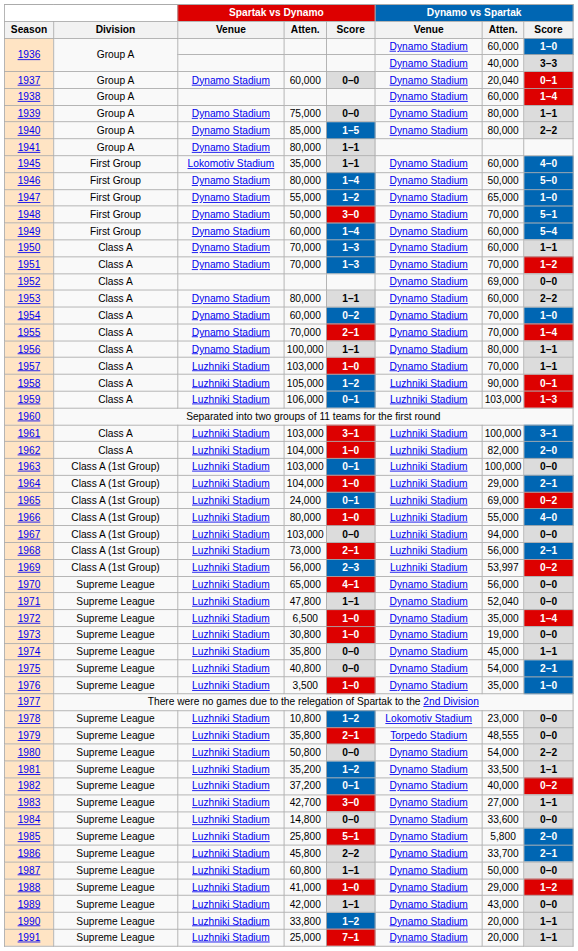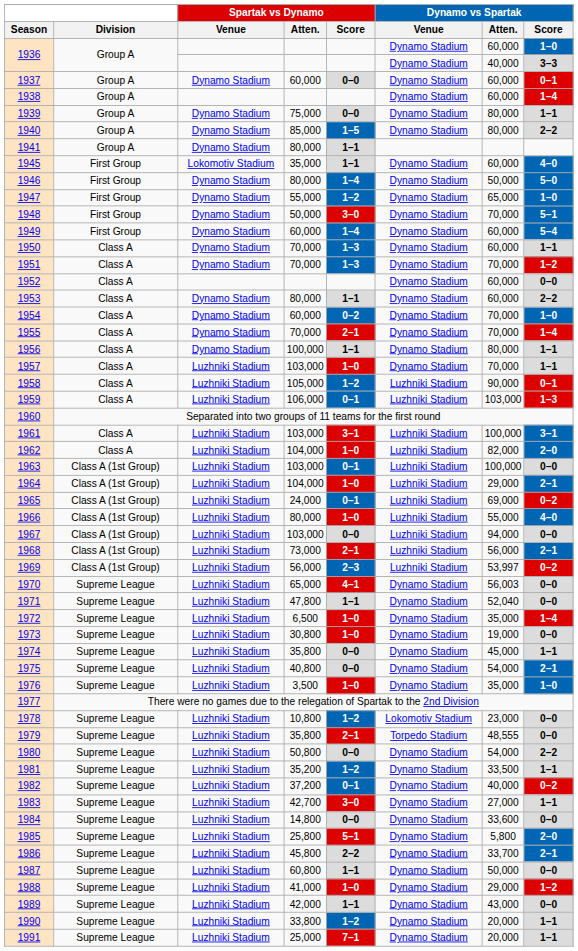(503, 80) 20,040 -> (503, 80) 60,000
(503, 282) 69,000 -> (503, 282) 60,000
(503, 585) 56,000 -> (503, 585) 56,003
